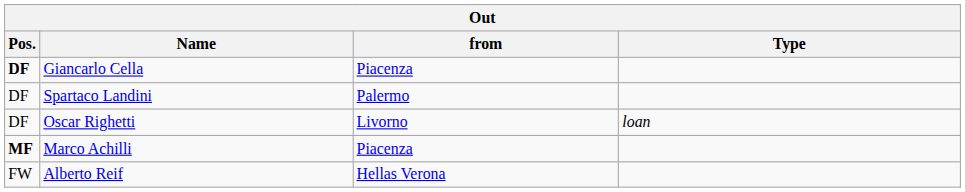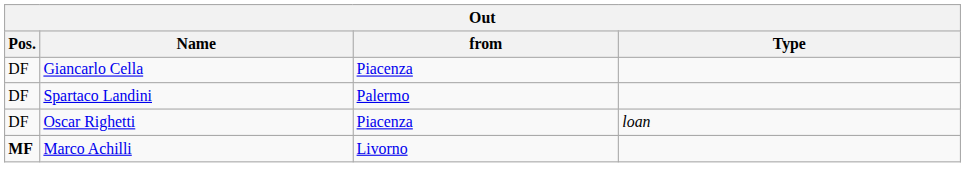(19, 70) bold -> (18, 70) normal
(382, 122) Livorno -> (385, 122) Piacenza
(385, 148) Piacenza -> (382, 148) Livorno
- row: (83, 174)
